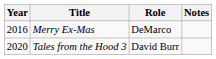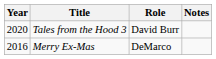rows swapped: (64, 29) <-> (80, 46)
